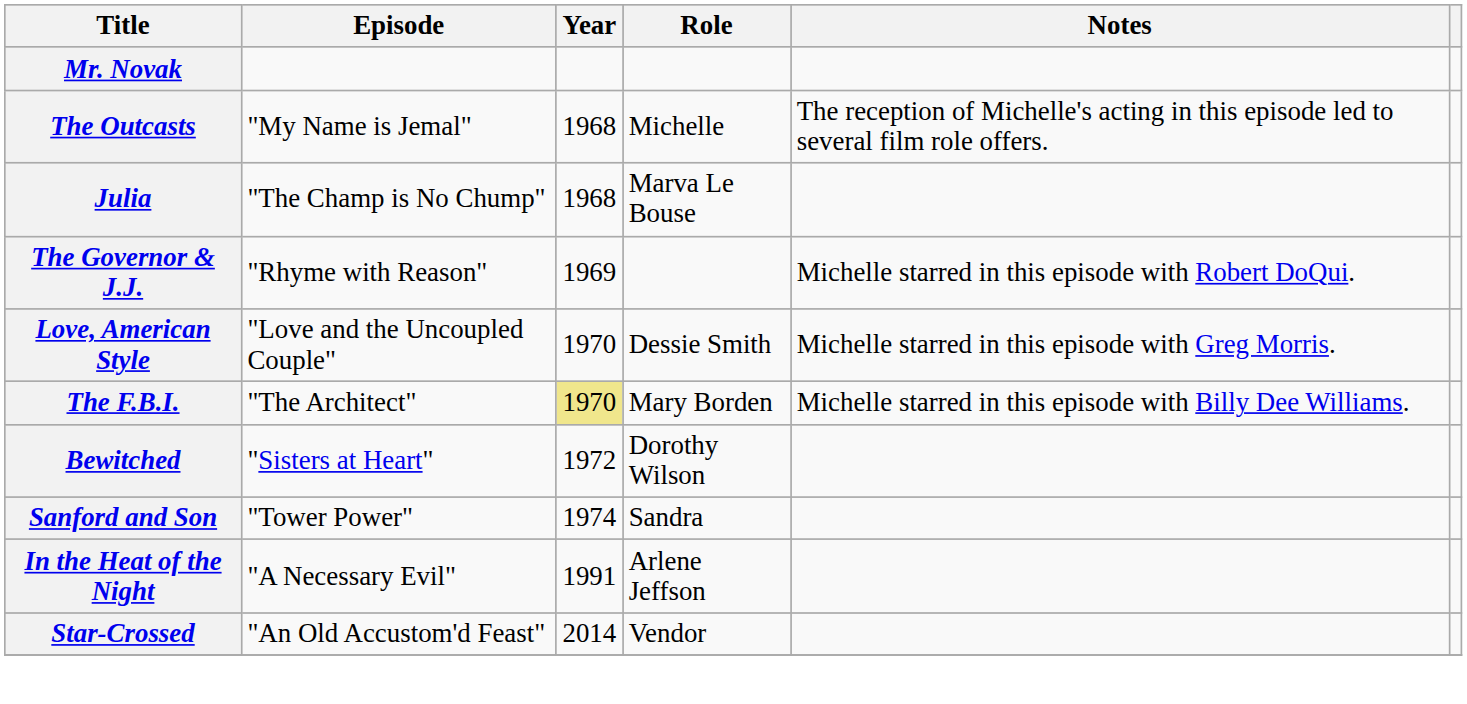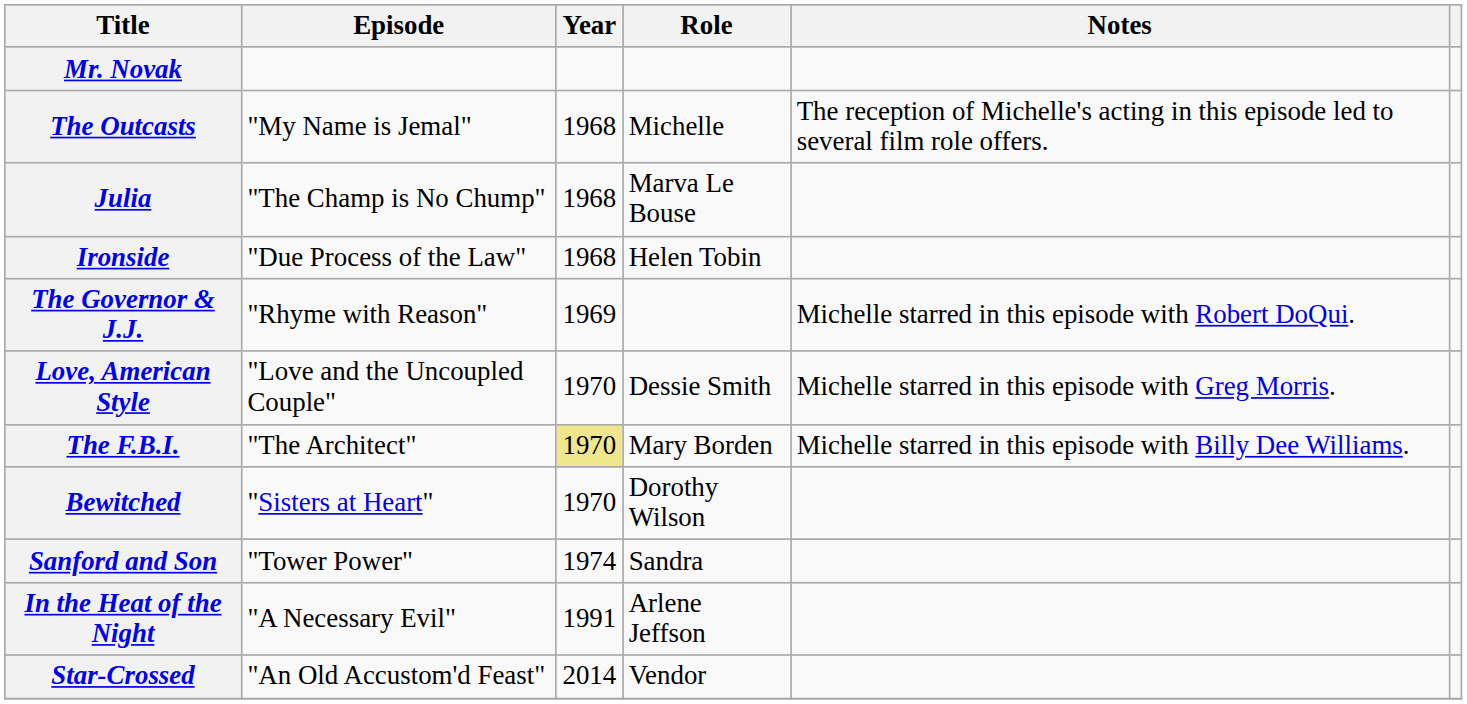+ row: (123, 256)
(589, 460) 1972 -> (589, 502) 1970
